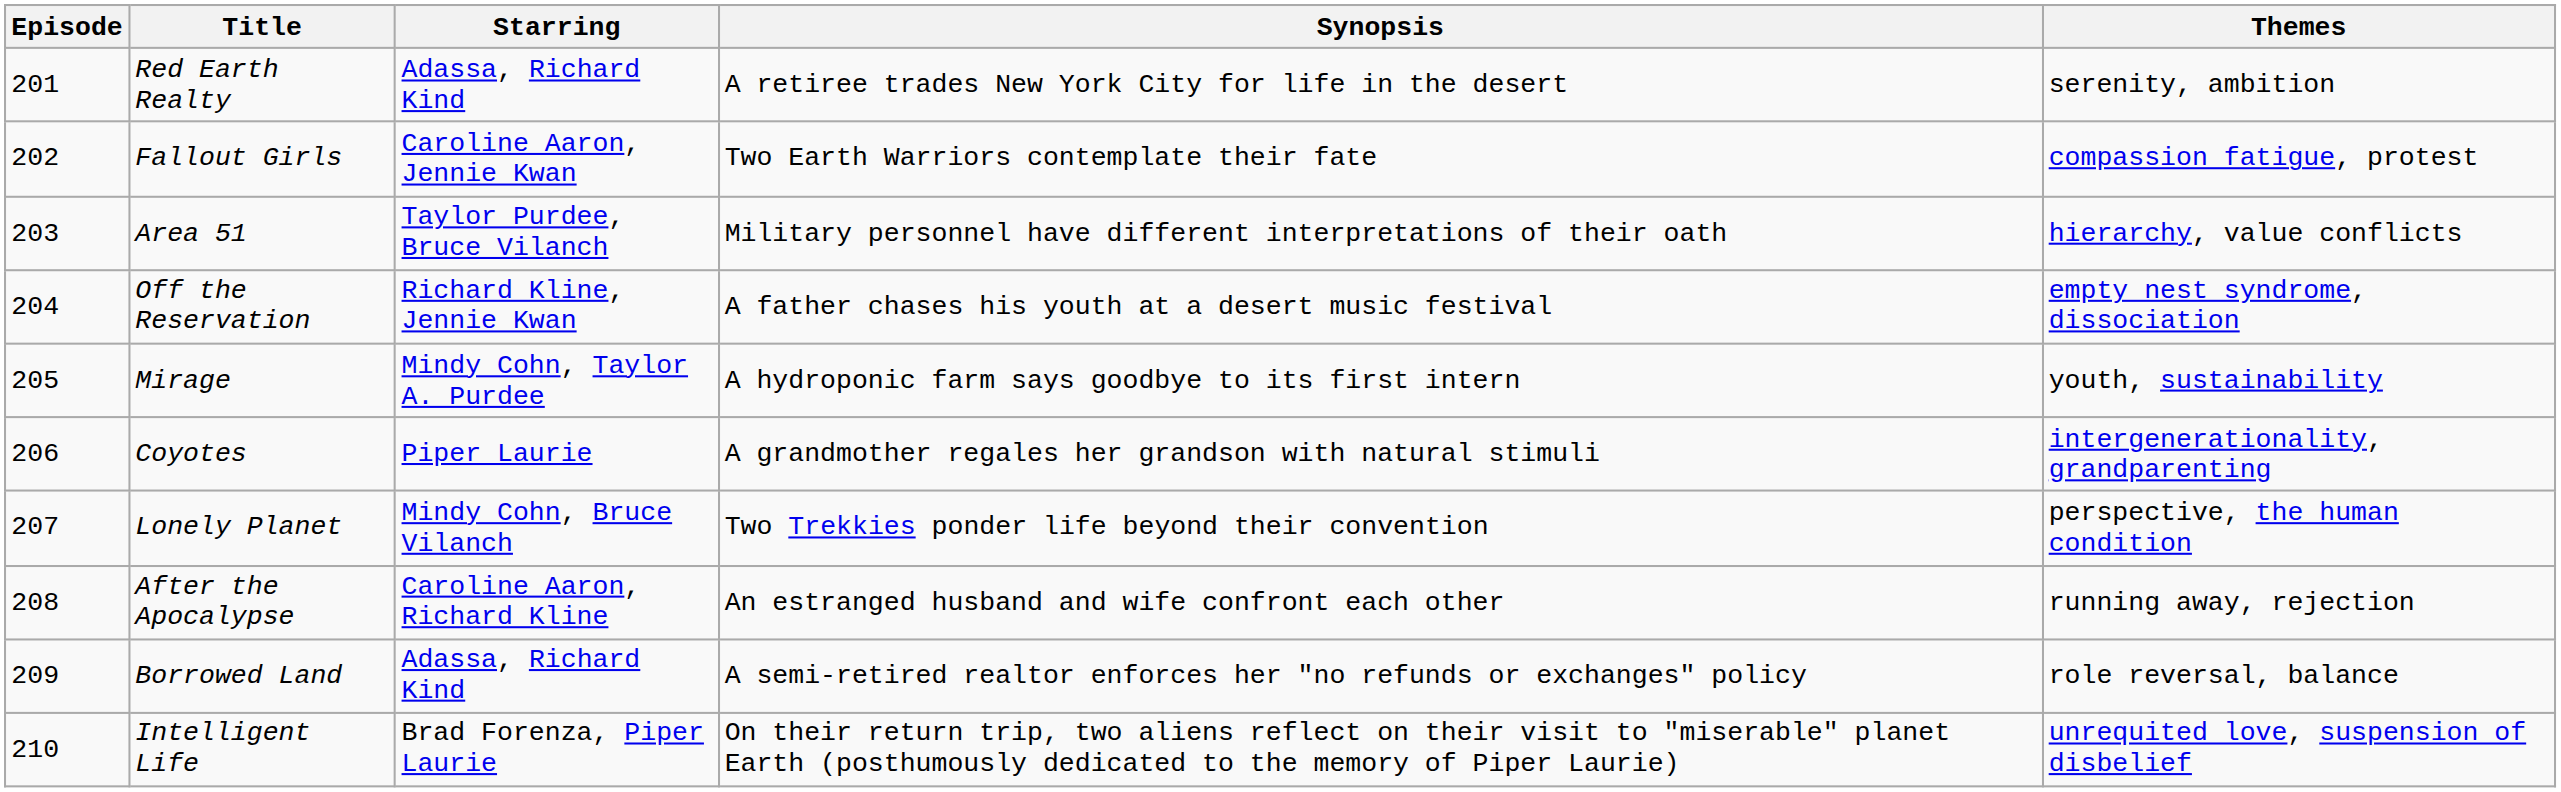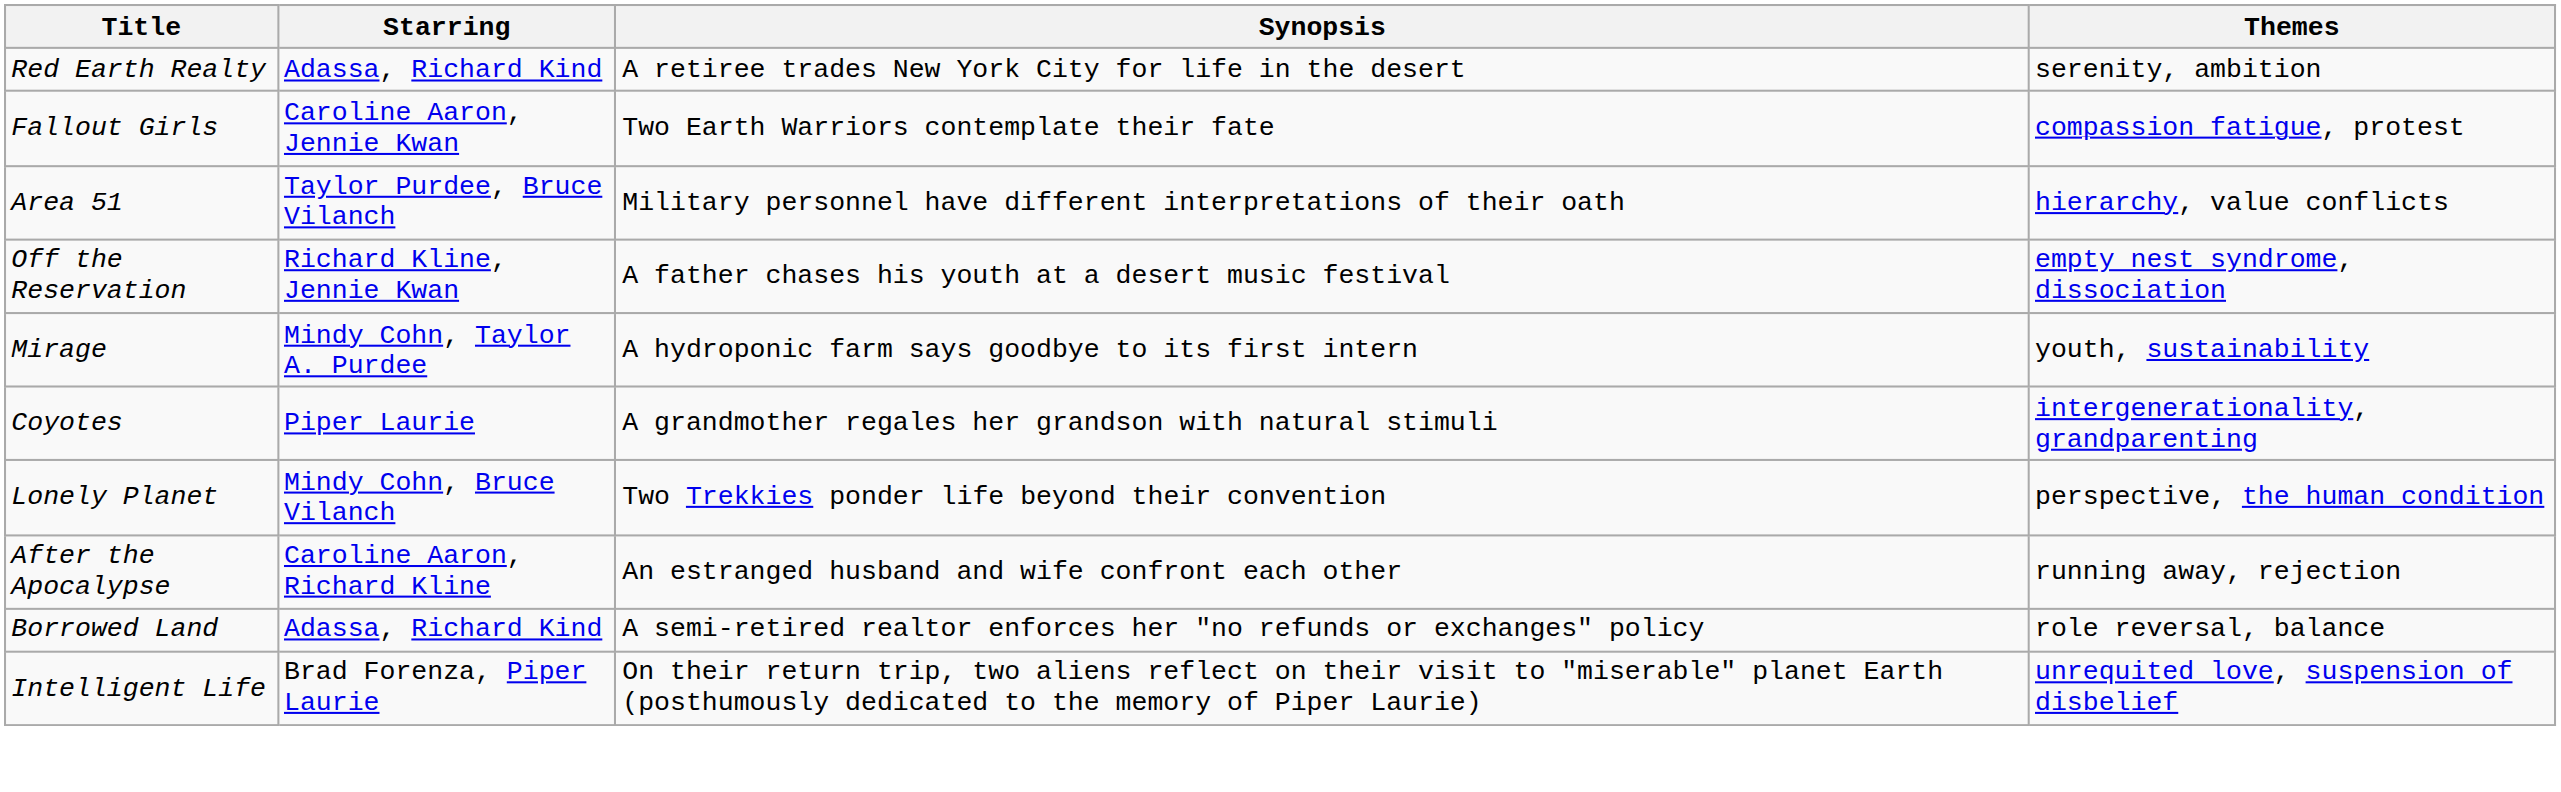- column: (67, 27)
